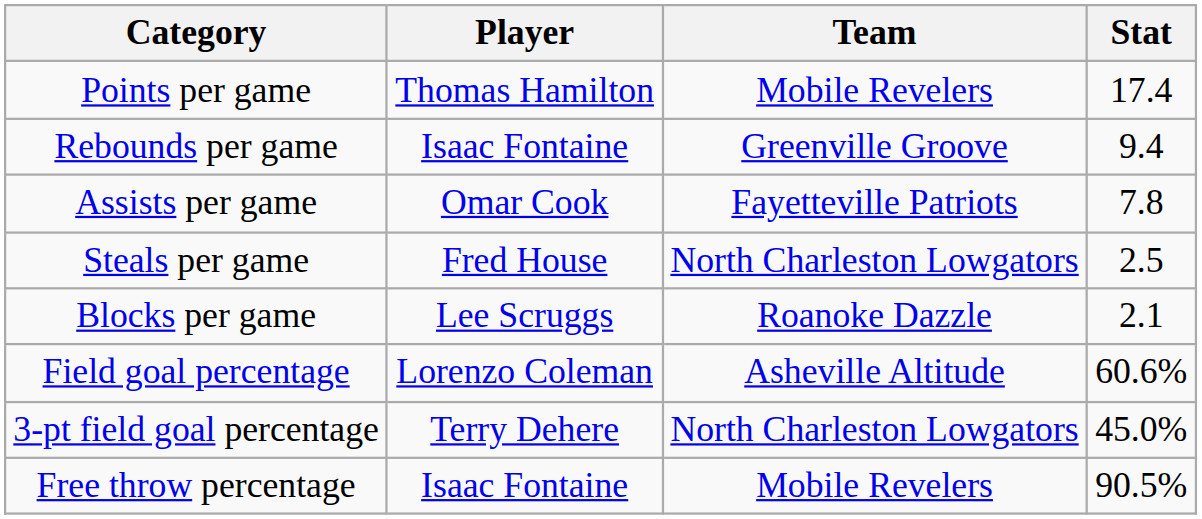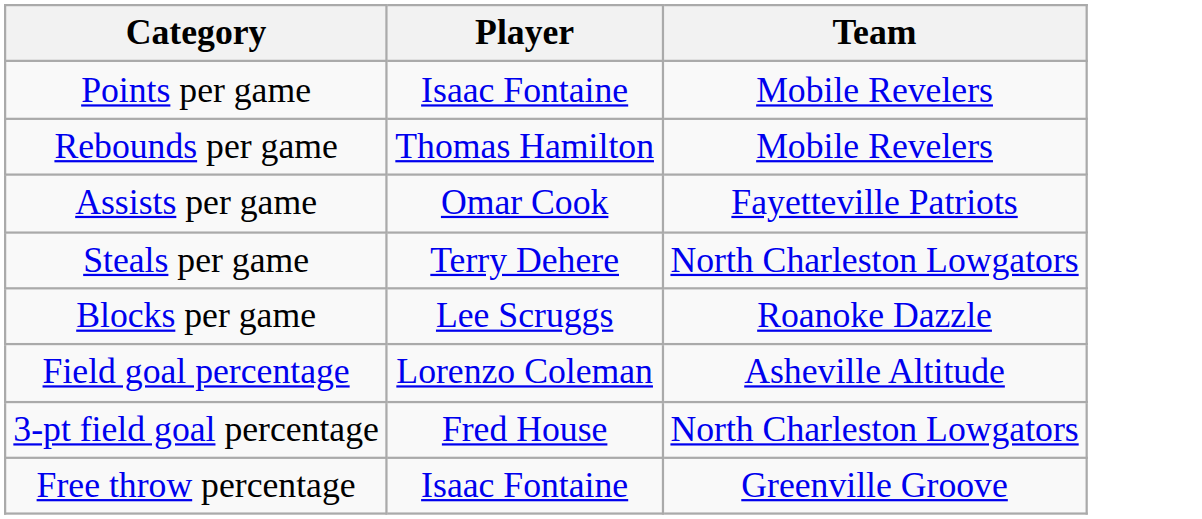- column: (1141, 32)
(525, 89) Thomas Hamilton -> (525, 89) Isaac Fontaine
(525, 145) Isaac Fontaine -> (525, 145) Thomas Hamilton
(875, 145) Greenville Groove -> (875, 145) Mobile Revelers
(525, 259) Fred House -> (525, 259) Terry Dehere
(525, 428) Terry Dehere -> (525, 428) Fred House
(875, 485) Mobile Revelers -> (875, 485) Greenville Groove
